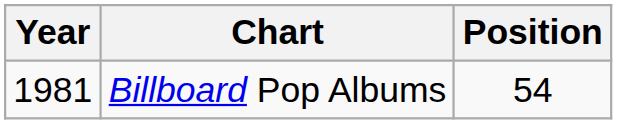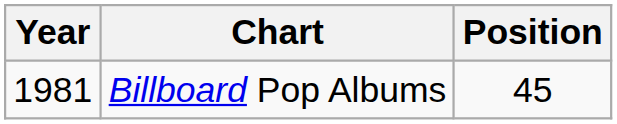(533, 88) 54 -> (533, 88) 45
